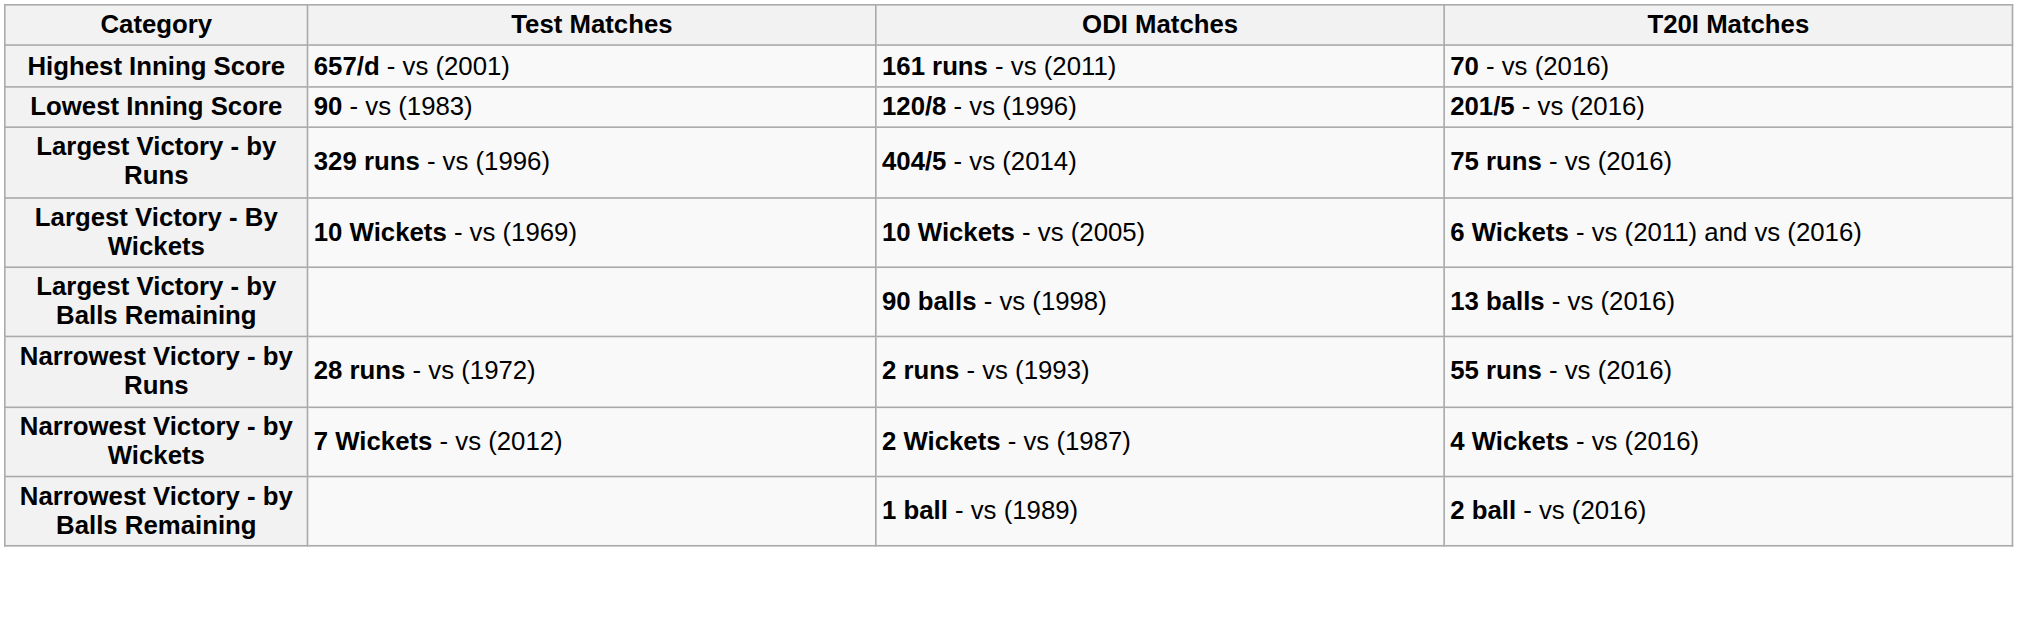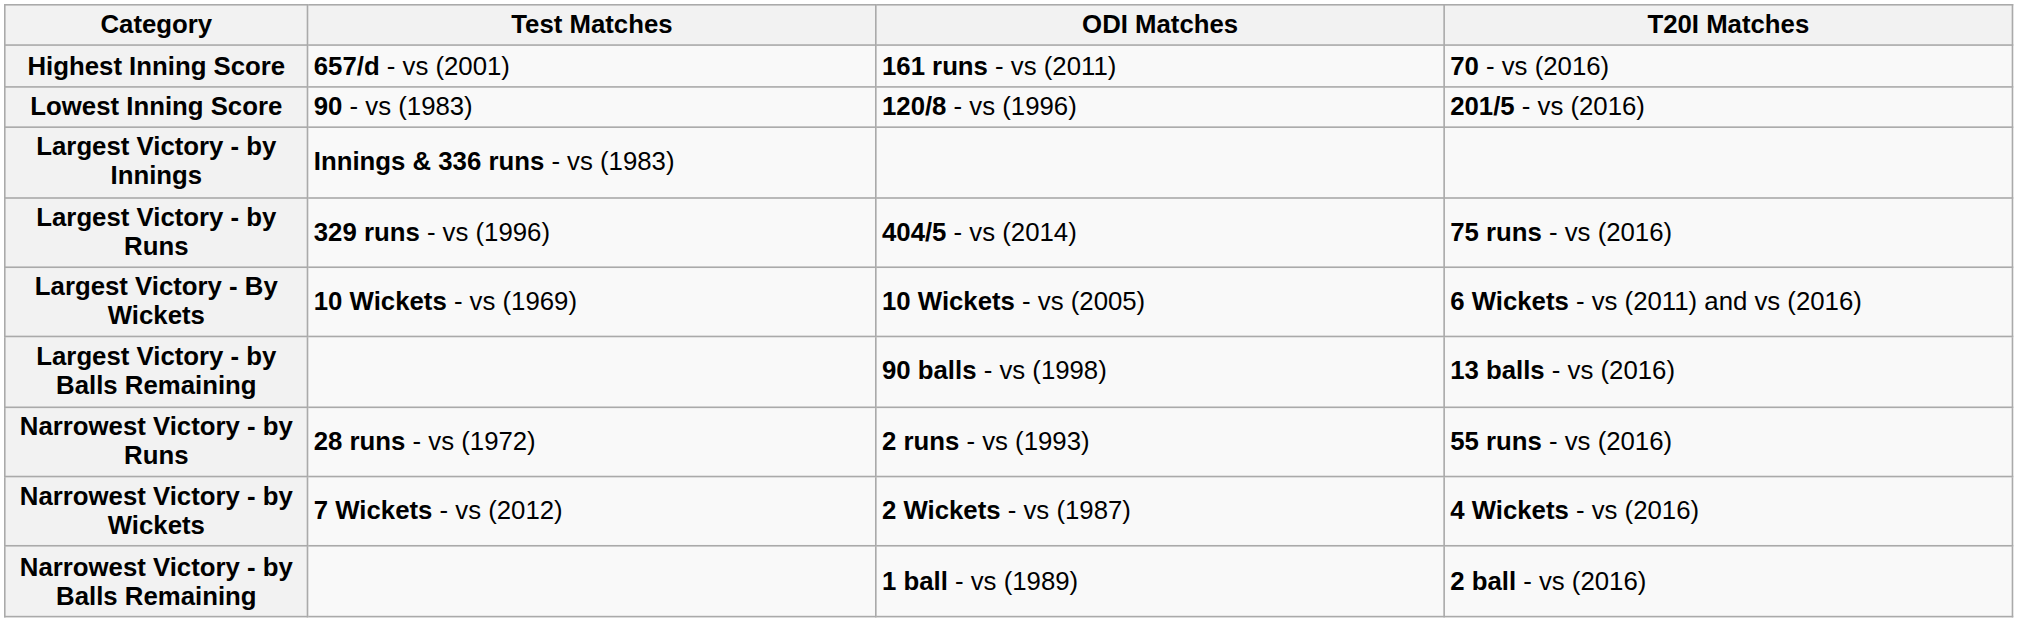+ row: (156, 161)
